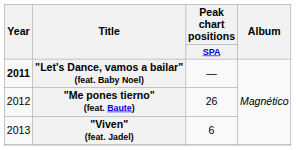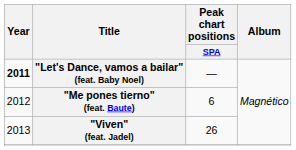(212, 102) 26 -> (212, 102) 6
(212, 130) 6 -> (212, 130) 26
